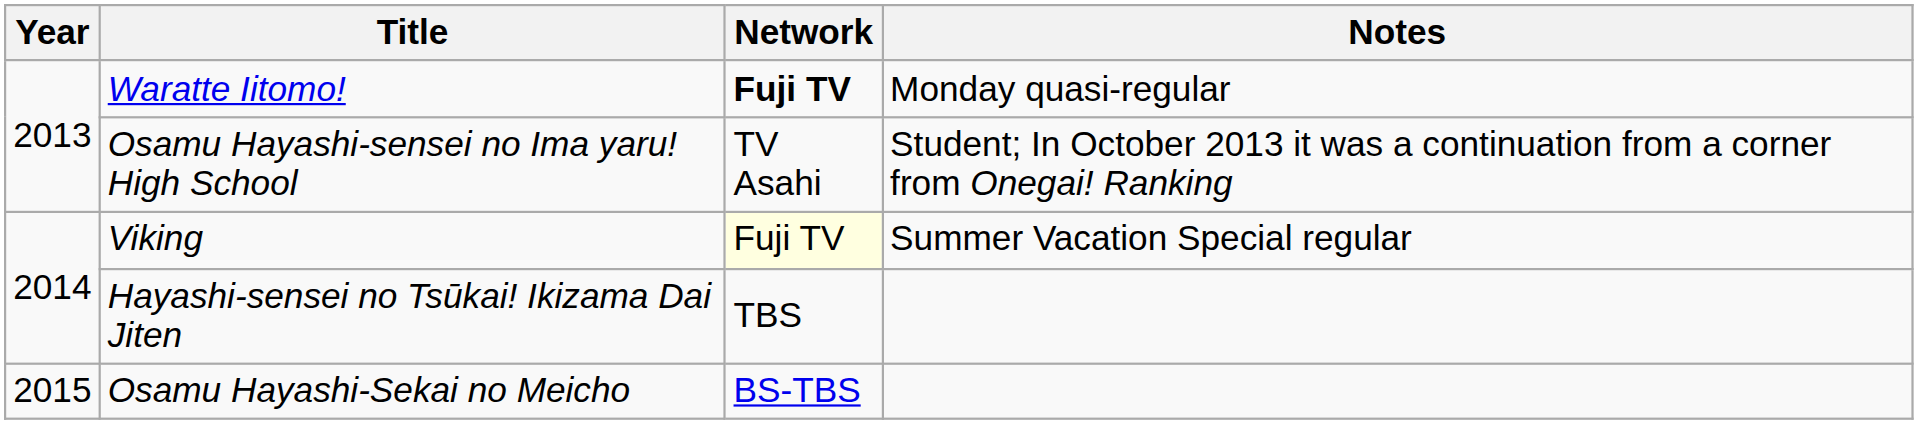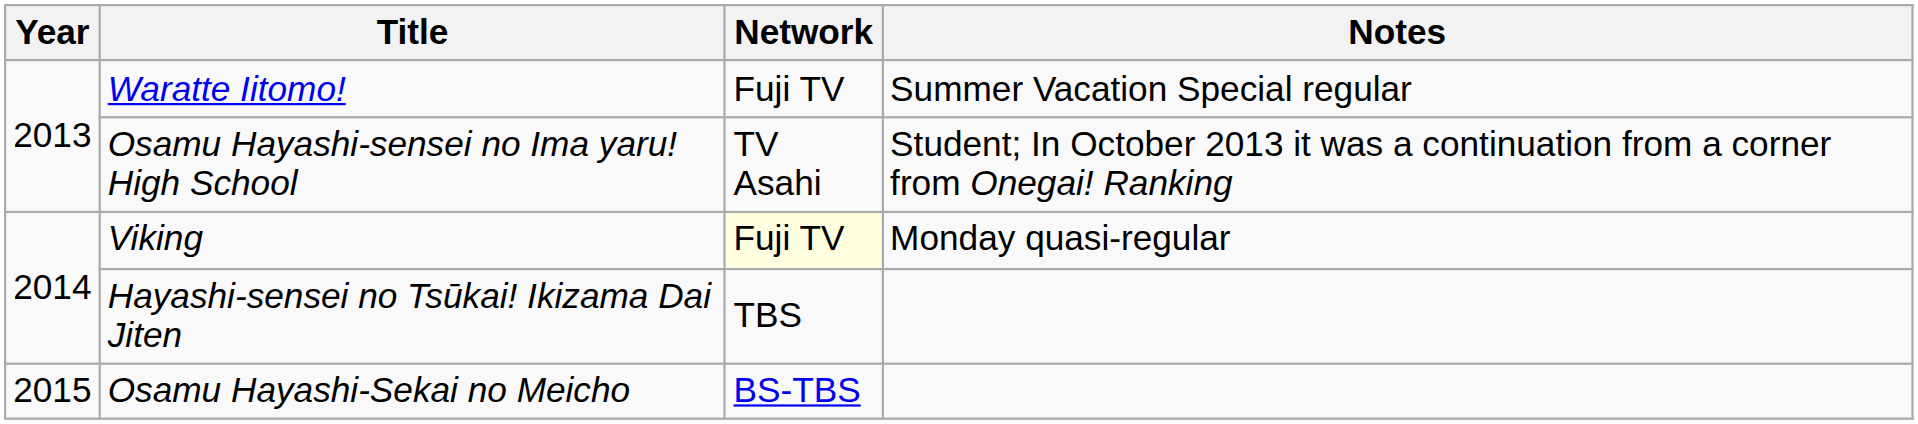(792, 88) bold -> (789, 88) normal
(1060, 88) Monday quasi-regular -> (1151, 88) Summer Vacation Special regular
(1151, 239) Summer Vacation Special regular -> (1060, 239) Monday quasi-regular
